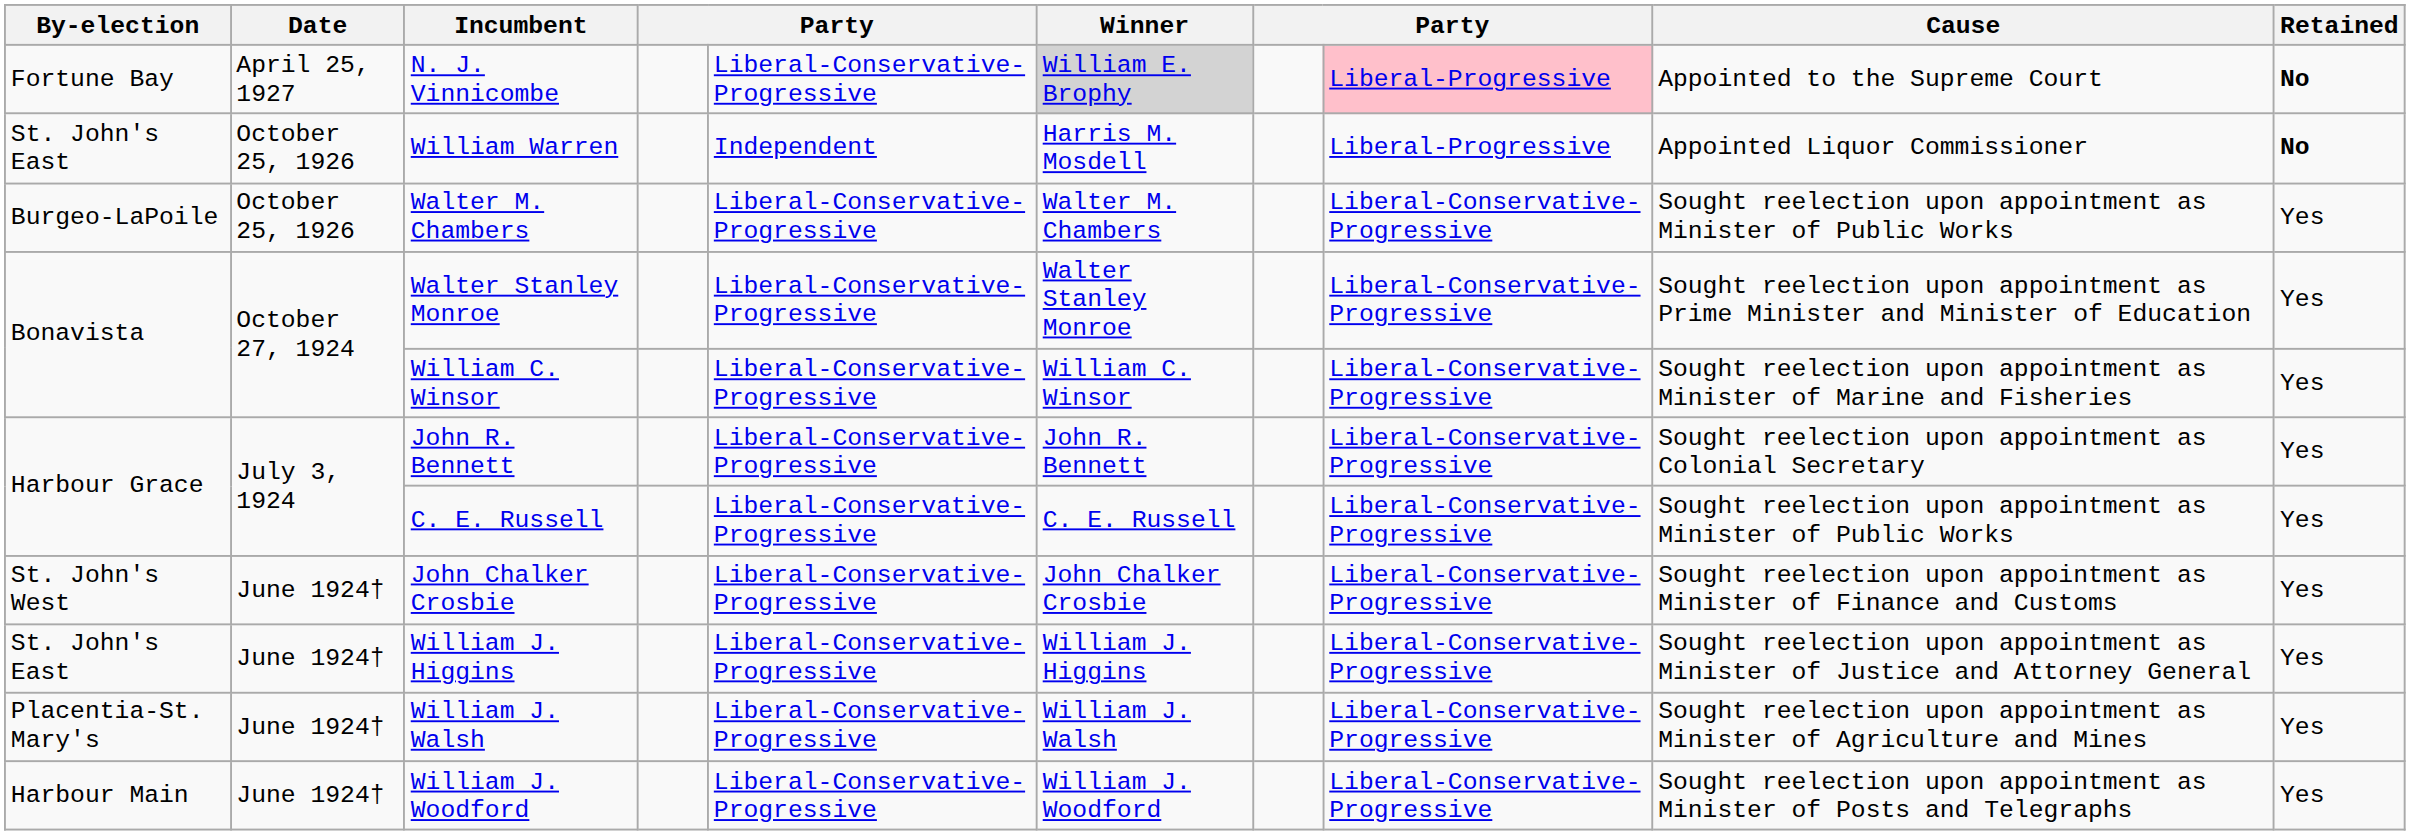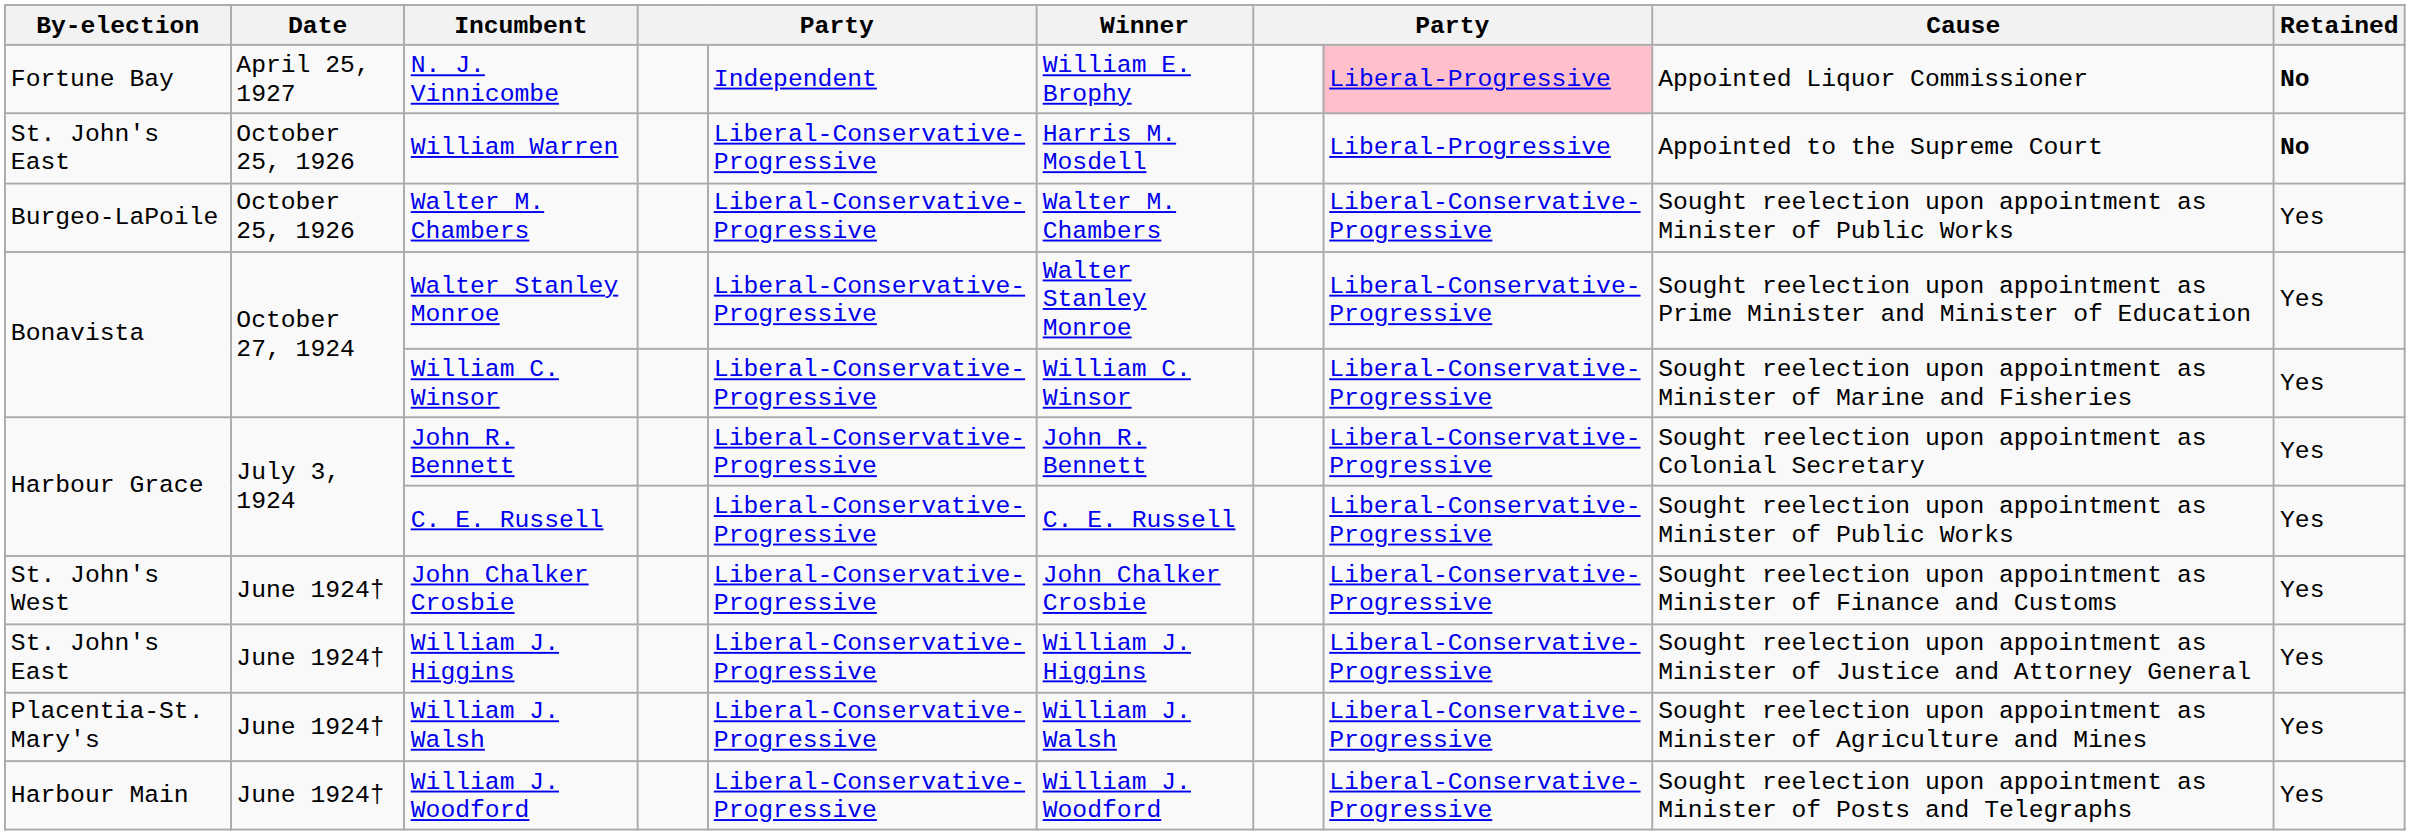(869, 80) Liberal-Conservative-Progressive -> (795, 80) Independent
(1117, 80) lightgrey background -> (1117, 80) no background
(1880, 80) Appointed to the Supreme Court -> (1873, 80) Appointed Liquor Commissioner
(795, 148) Independent -> (869, 148) Liberal-Conservative-Progressive
(1873, 148) Appointed Liquor Commissioner -> (1880, 148) Appointed to the Supreme Court
